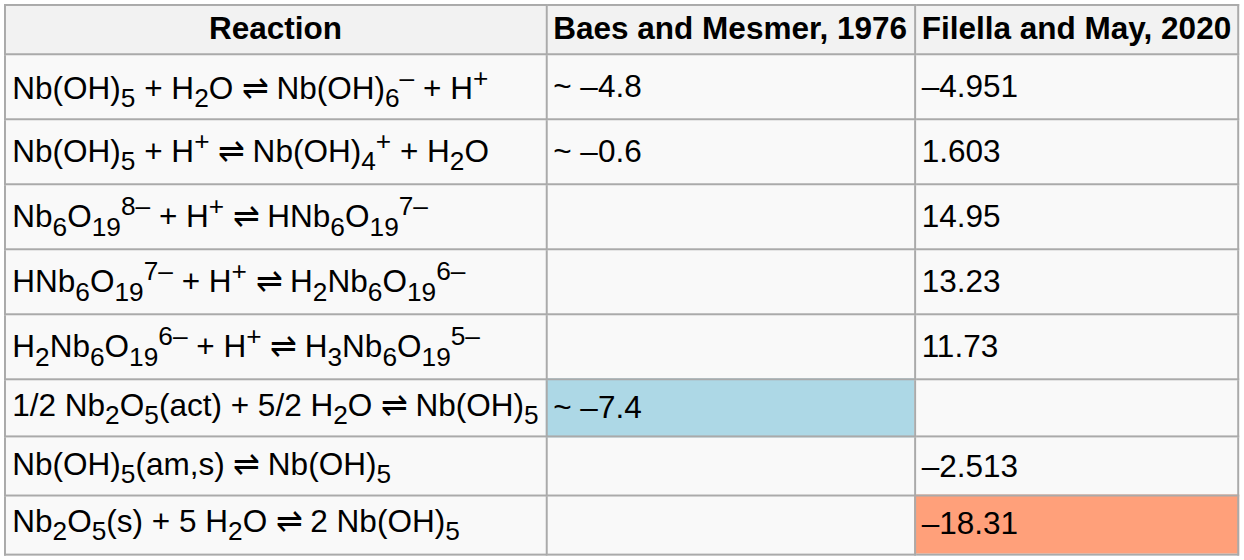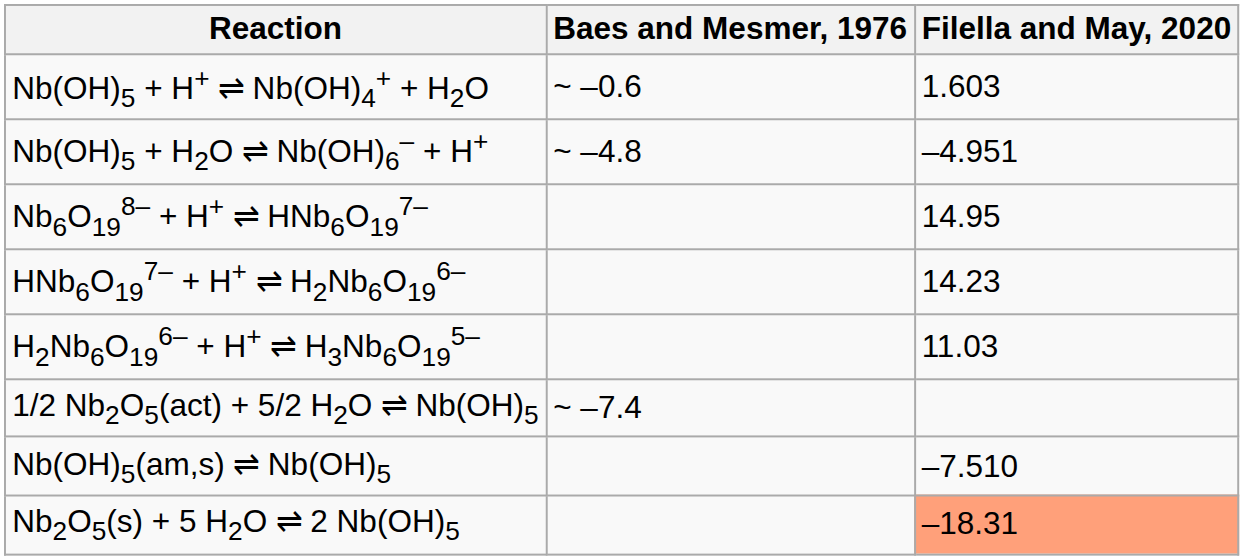rows swapped: (251, 152) <-> (250, 87)
(961, 281) 13.23 -> (961, 281) 14.23
(960, 346) 11.73 -> (960, 346) 11.03
(597, 407) lightblue background -> (597, 407) no background
(970, 465) –2.513 -> (970, 465) –7.510
